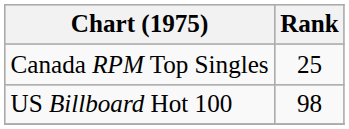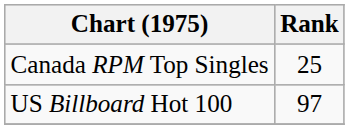(309, 104) 98 -> (309, 104) 97
